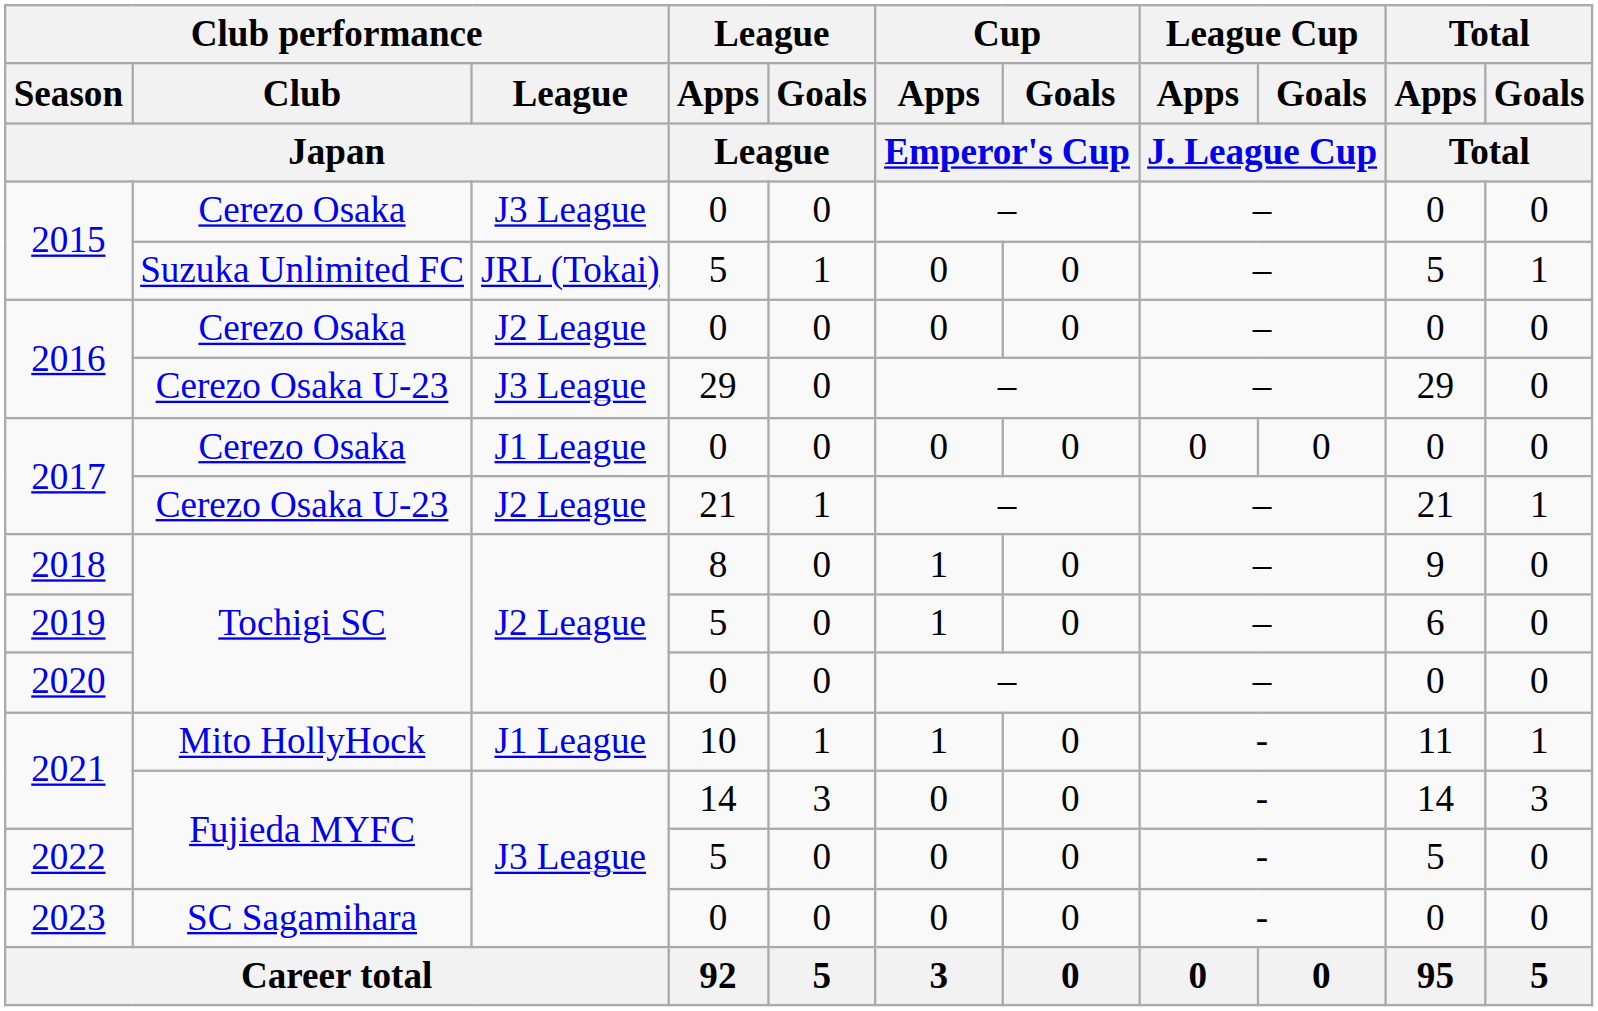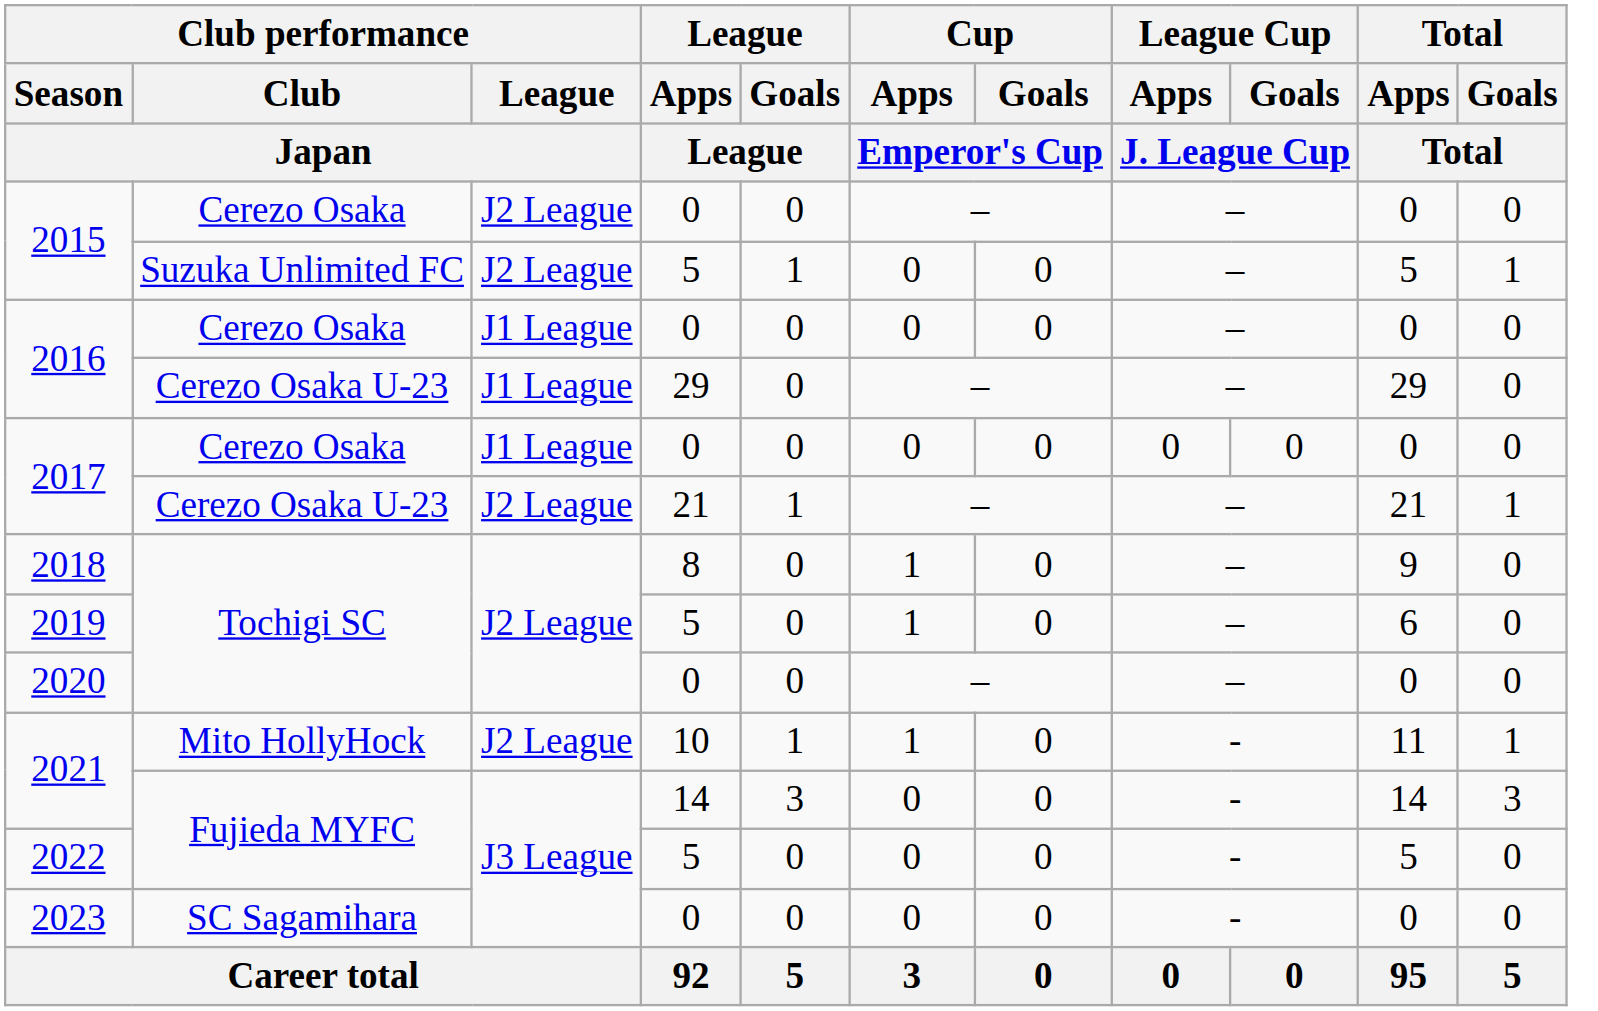(570, 210) J3 League -> (557, 210) J2 League
(570, 269) JRL (Tokai) -> (557, 269) J2 League
(570, 328) J2 League -> (557, 328) J1 League
(570, 387) J3 League -> (557, 387) J1 League
(570, 740) J1 League -> (557, 740) J2 League
